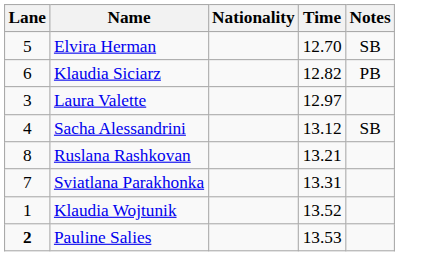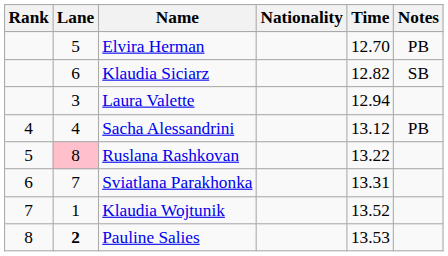+ column: (29, 18)
(370, 45) SB -> (418, 45) PB
(370, 73) PB -> (418, 73) SB
(322, 100) 12.97 -> (370, 100) 12.94
(370, 127) SB -> (418, 127) PB
(27, 155) no background -> (76, 155) pink background
(322, 155) 13.21 -> (370, 155) 13.22
